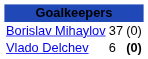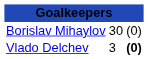(116, 30) 37 -> (116, 30) 30
(112, 48) 6 -> (112, 48) 3
